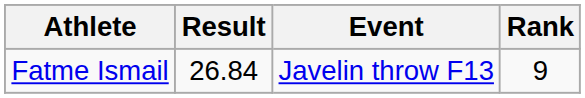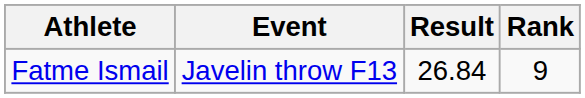columns swapped: (386, 27) <-> (224, 27)
